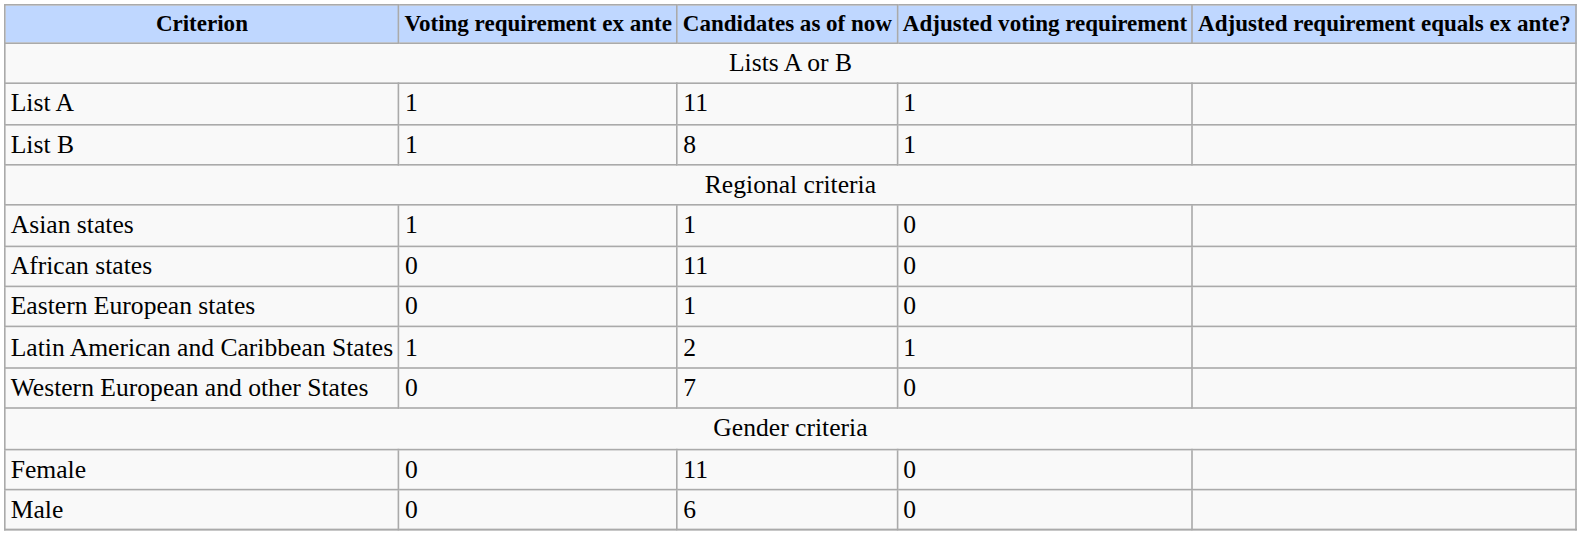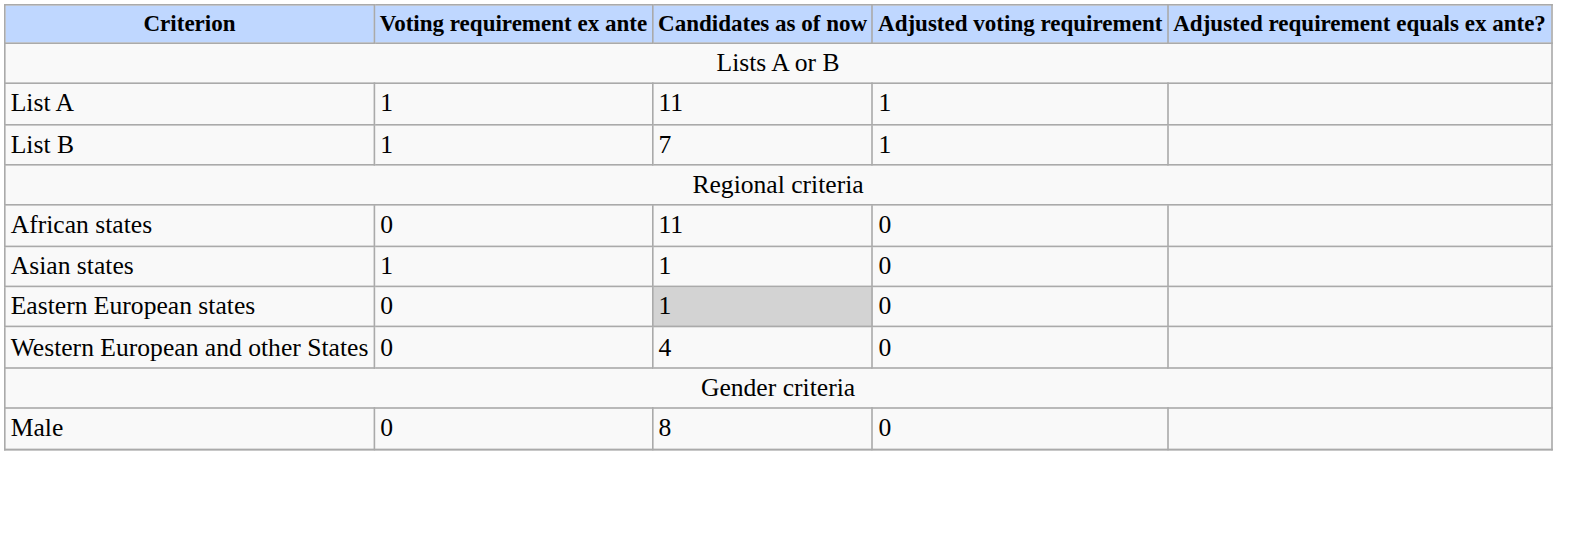(690, 144) 8 -> (665, 144) 7
rows swapped: (81, 265) <-> (72, 225)
(690, 306) no background -> (665, 306) lightgrey background
- row: (202, 346)
(690, 387) 7 -> (665, 346) 4
- row: (48, 468)
(690, 509) 6 -> (665, 428) 8
